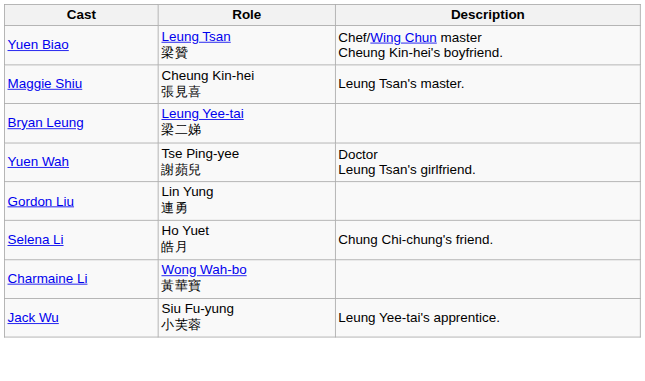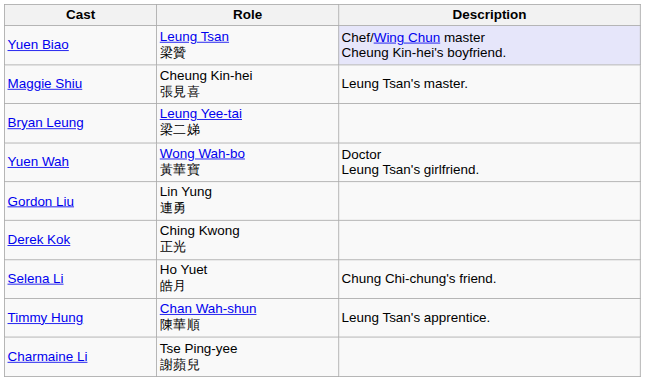(421, 45) no background -> (424, 45) lavender background
(200, 161) Tse Ping-yee 謝蘋兒 -> (202, 161) Wong Wah-bo 黃華寶
+ row: (39, 240)
+ row: (45, 317)
(204, 278) Wong Wah-bo 黃華寶 -> (199, 356) Tse Ping-yee 謝蘋兒
- row: (33, 317)
